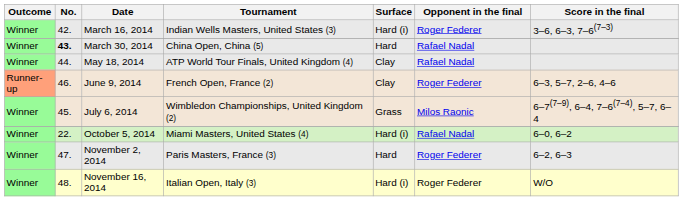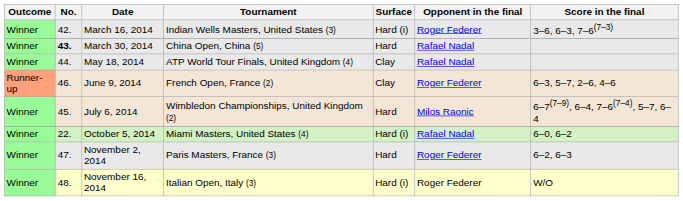(388, 111) Grass -> (386, 111) Hard
